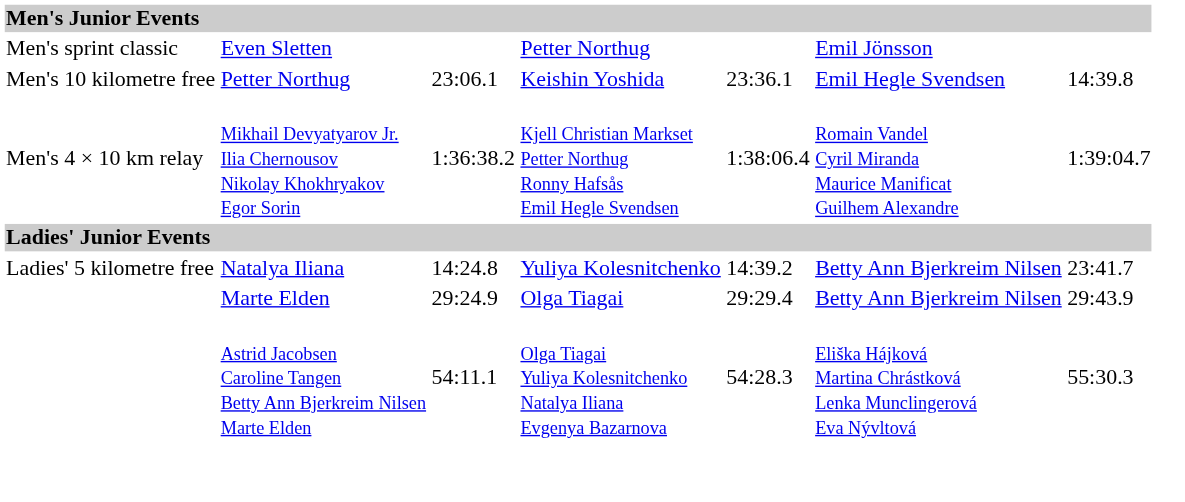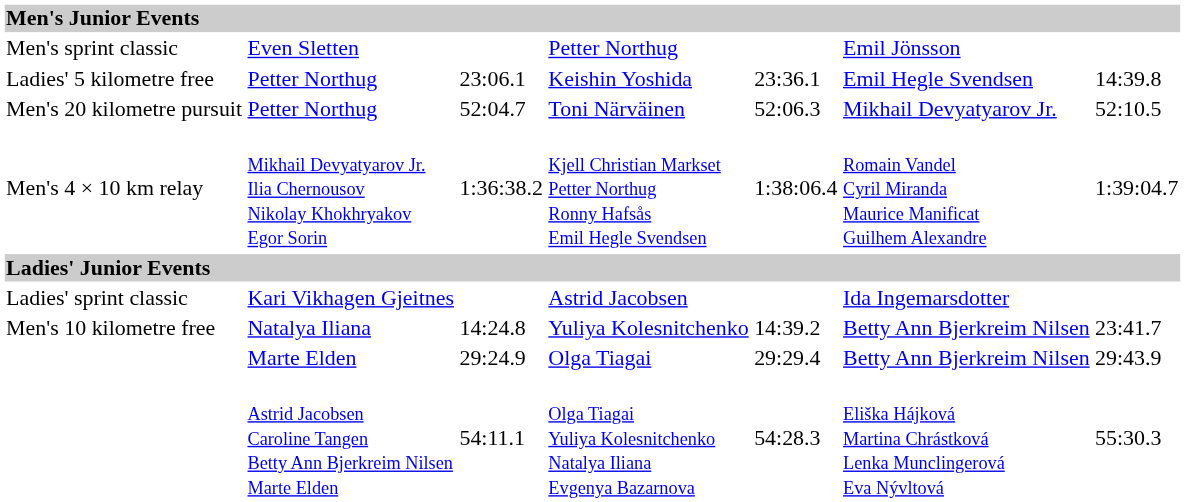(111, 78) Men's 10 kilometre free -> (110, 78) Ladies' 5 kilometre free
+ row: (617, 108)
+ row: (618, 297)
(110, 267) Ladies' 5 kilometre free -> (111, 327) Men's 10 kilometre free
